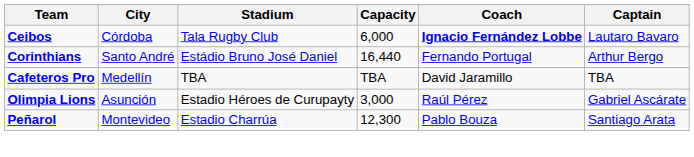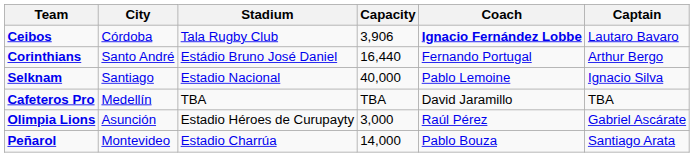(377, 36) 6,000 -> (377, 36) 3,906
+ row: (35, 78)
(381, 120) 12,300 -> (381, 141) 14,000
